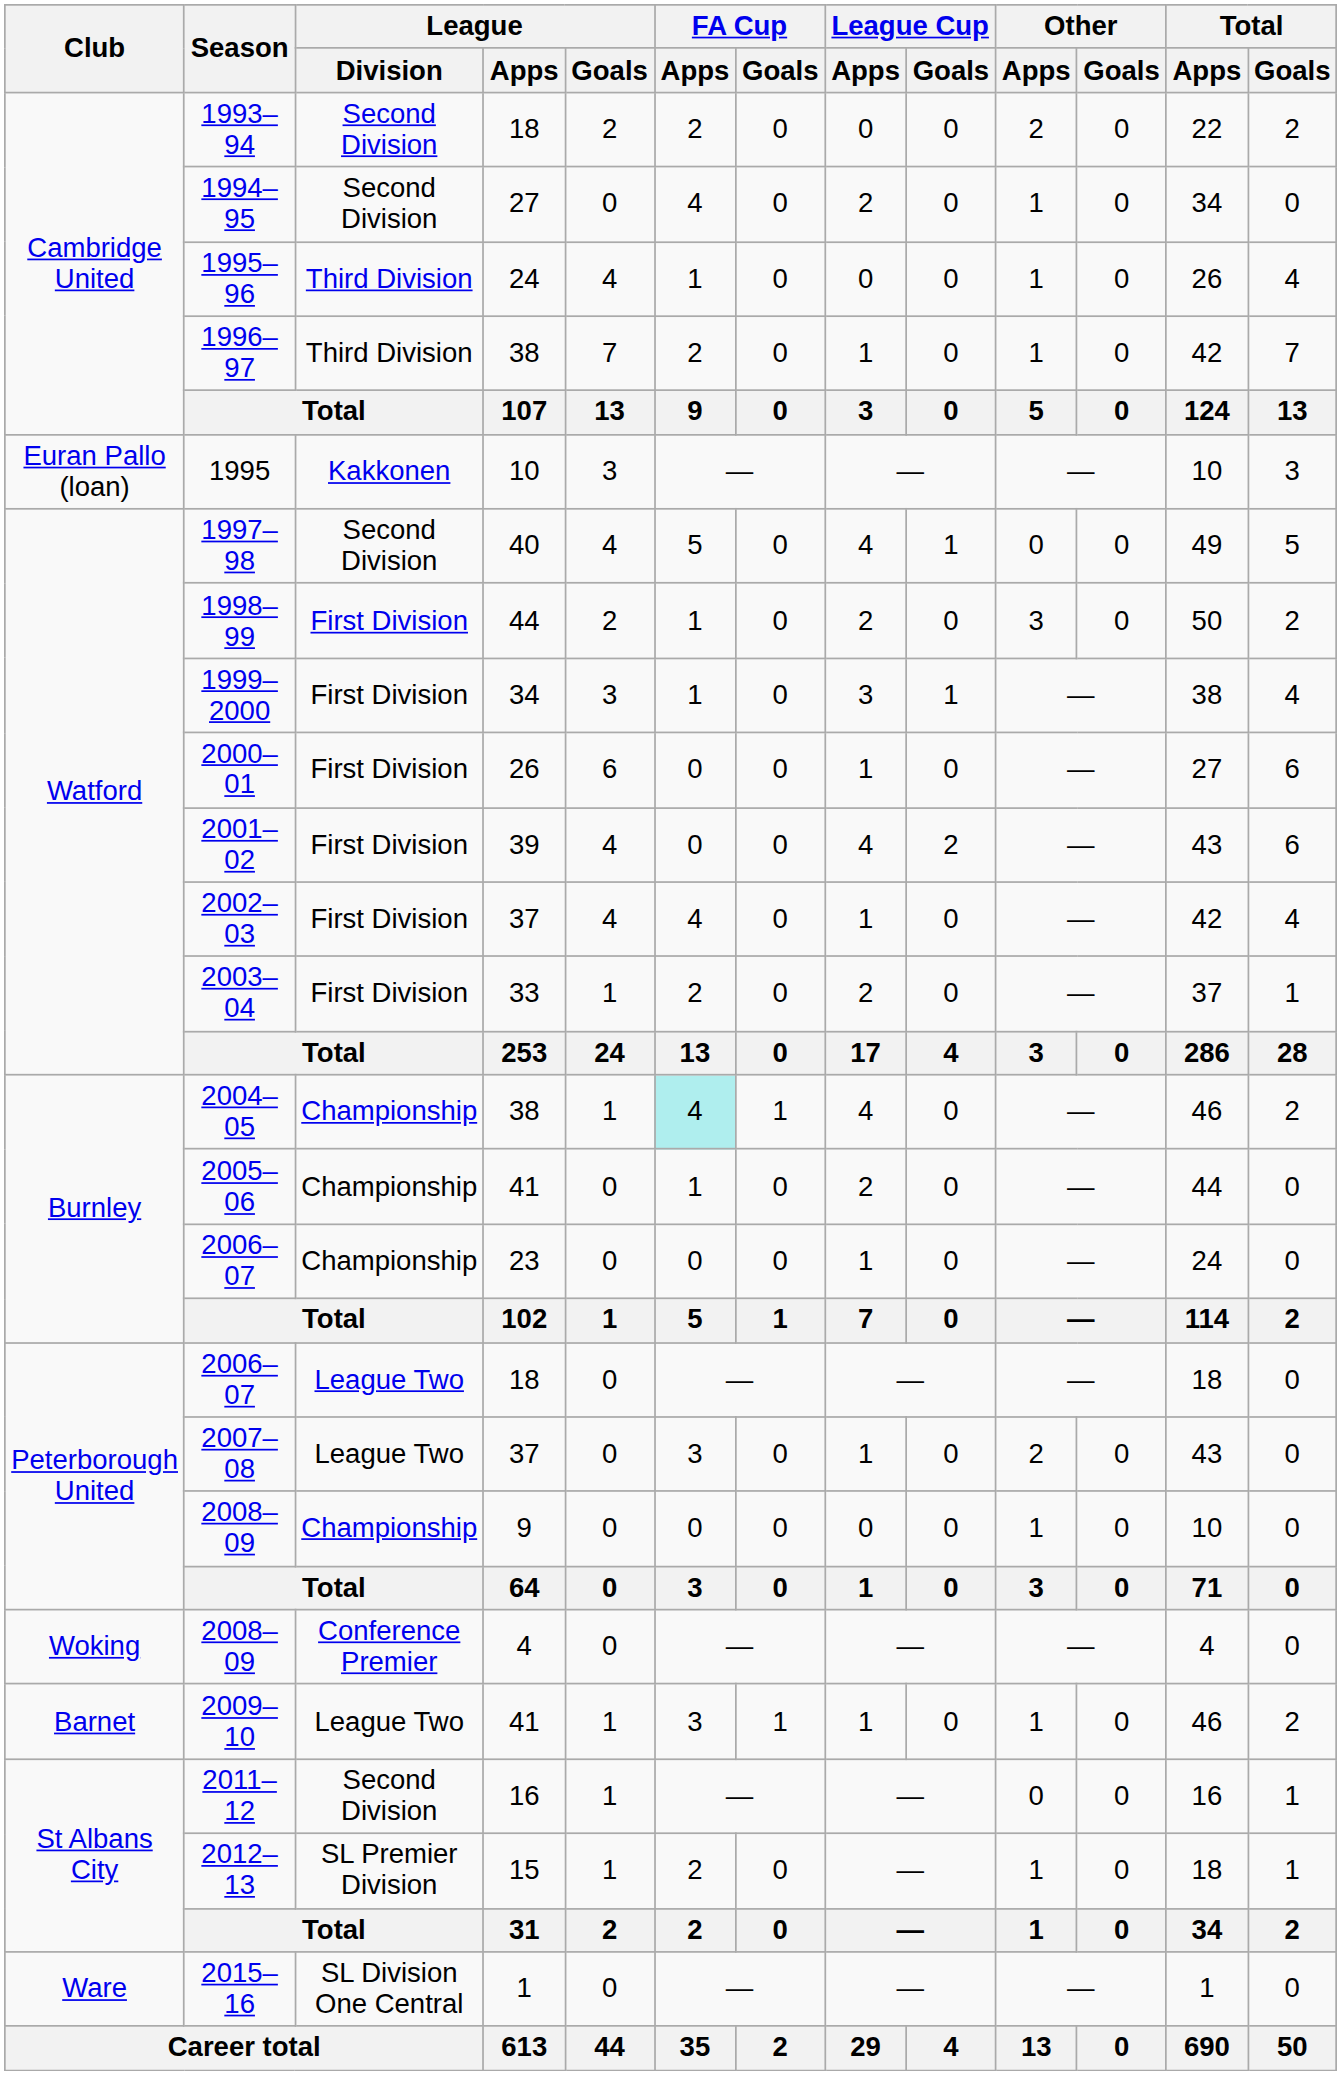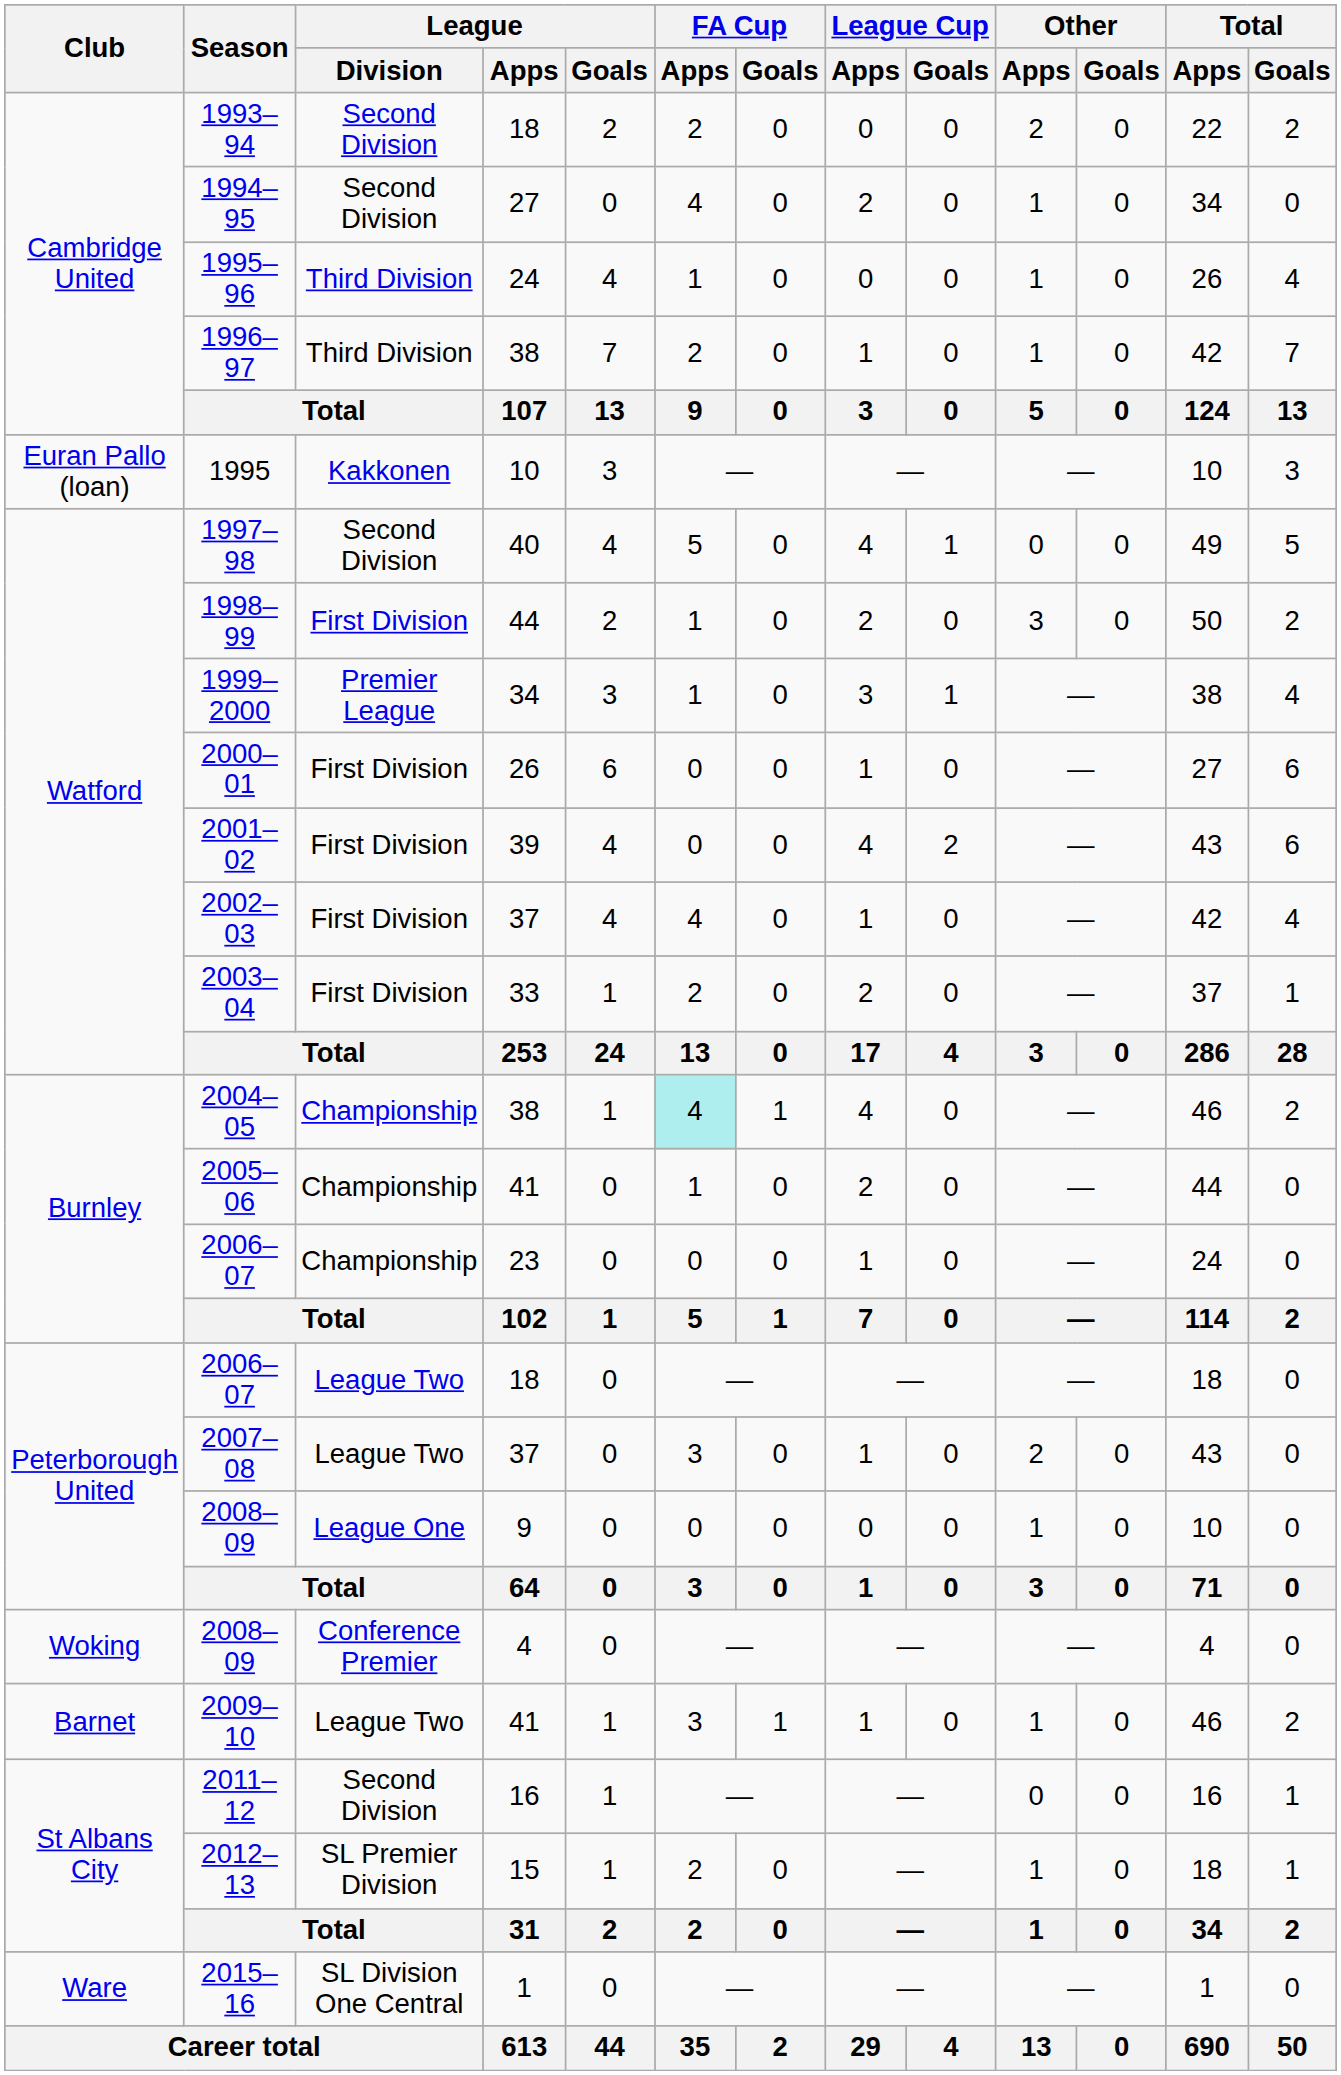(389, 694) First Division -> (389, 694) Premier League
(389, 1528) Championship -> (389, 1528) League One
